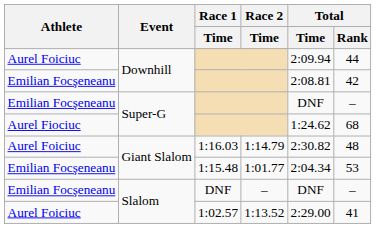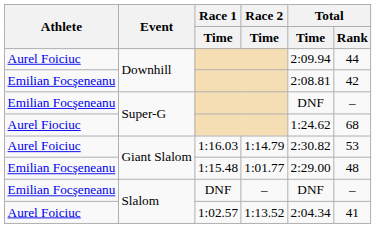(352, 146) 48 -> (352, 146) 53
(311, 168) 2:04.34 -> (311, 168) 2:29.00
(352, 168) 53 -> (352, 168) 48
(311, 212) 2:29.00 -> (311, 212) 2:04.34
